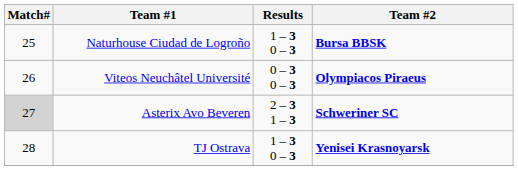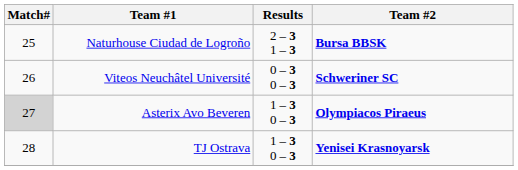(283, 42) 1 – 3 0 – 3 -> (283, 42) 2 – 3 1 – 3
(371, 77) Olympiacos Piraeus -> (357, 77) Schweriner SC
(283, 112) 2 – 3 1 – 3 -> (283, 112) 1 – 3 0 – 3
(357, 112) Schweriner SC -> (371, 112) Olympiacos Piraeus
